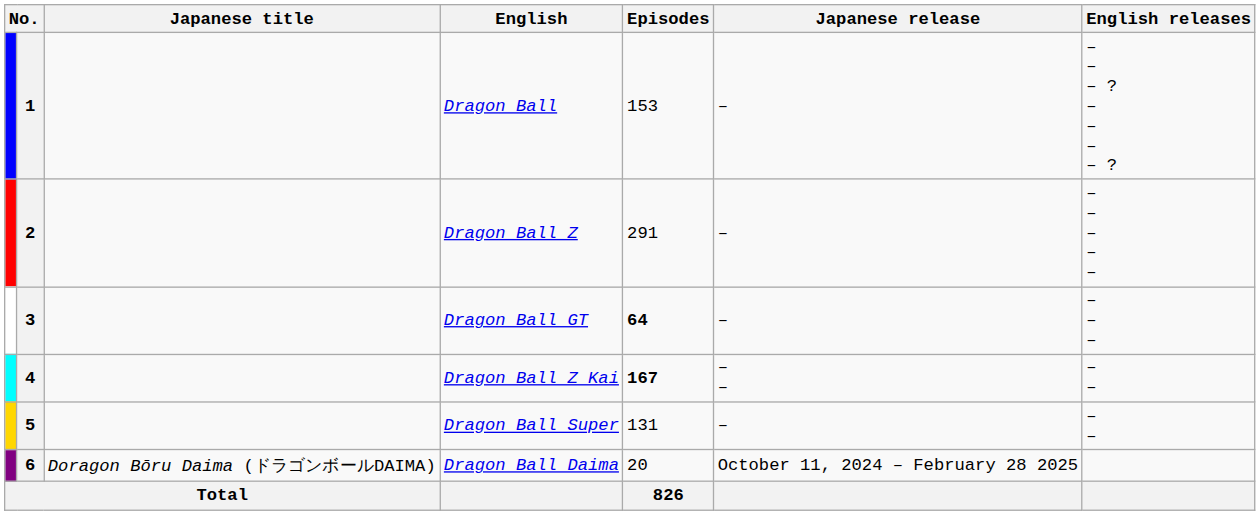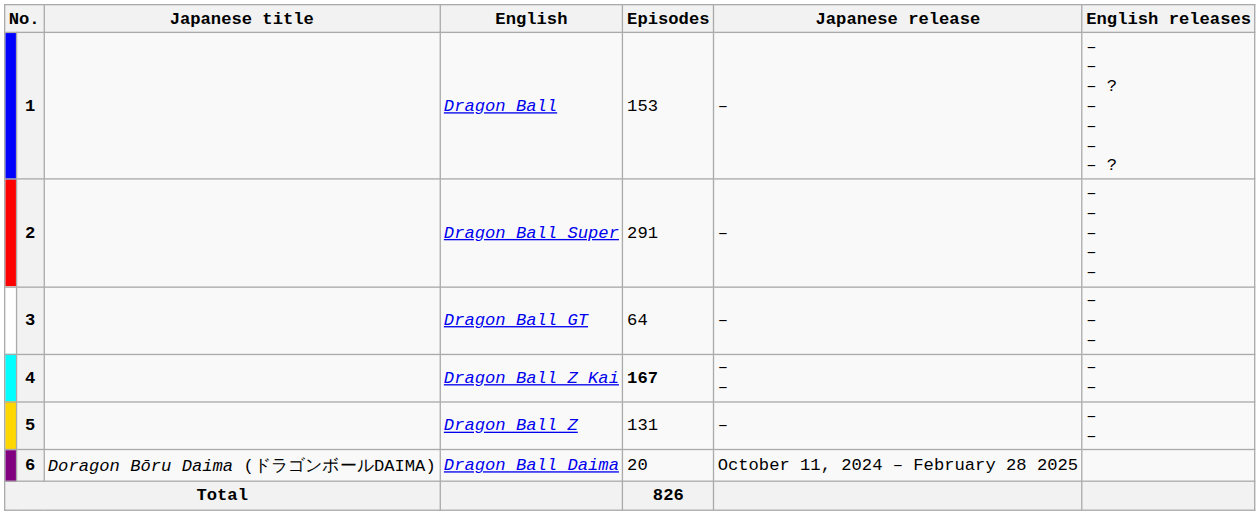(511, 233) Dragon Ball Z -> (531, 233) Dragon Ball Super
(637, 320) bold -> (637, 320) normal
(531, 426) Dragon Ball Super -> (511, 426) Dragon Ball Z
